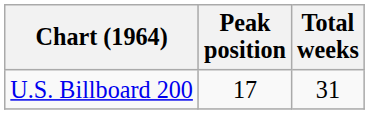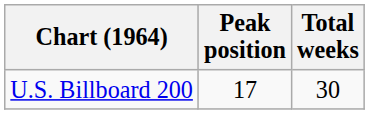(328, 89) 31 -> (328, 89) 30
